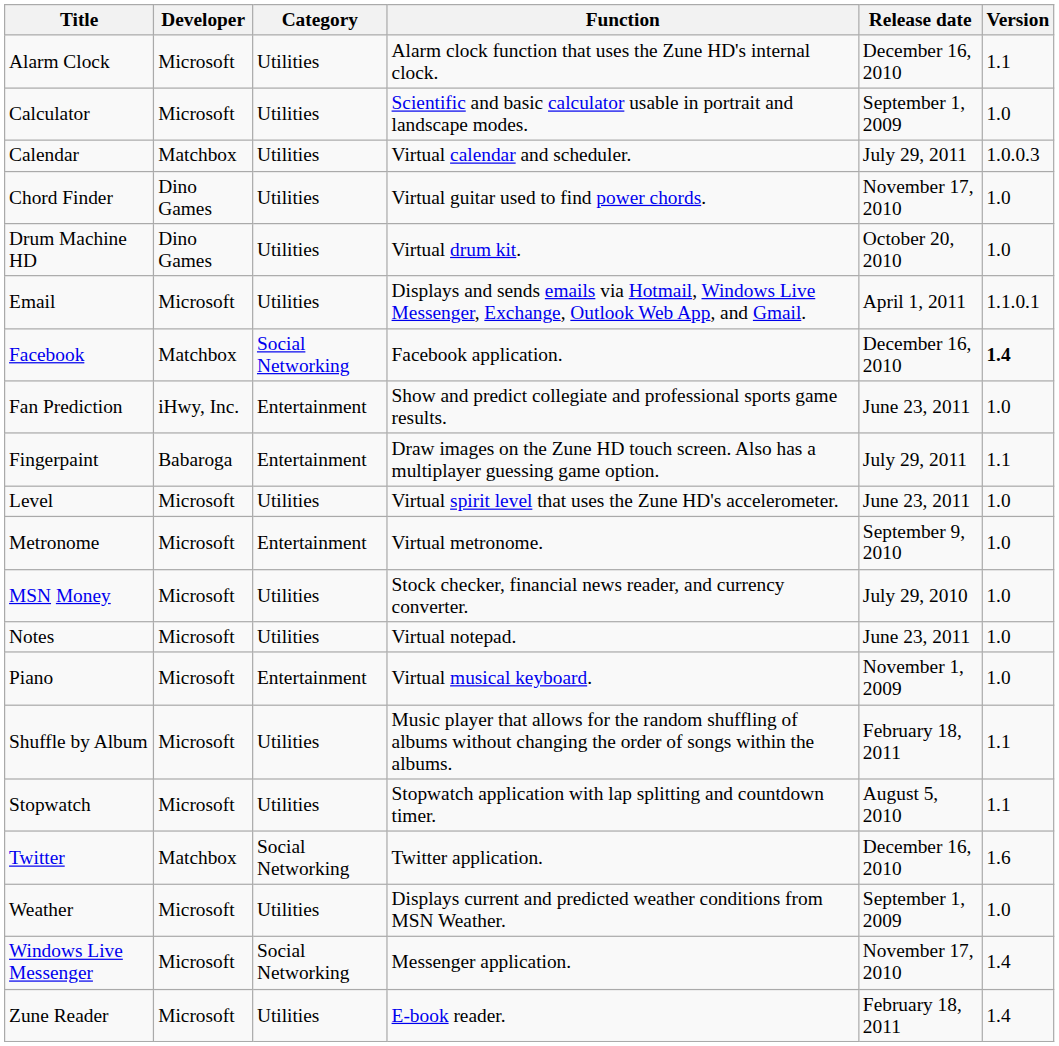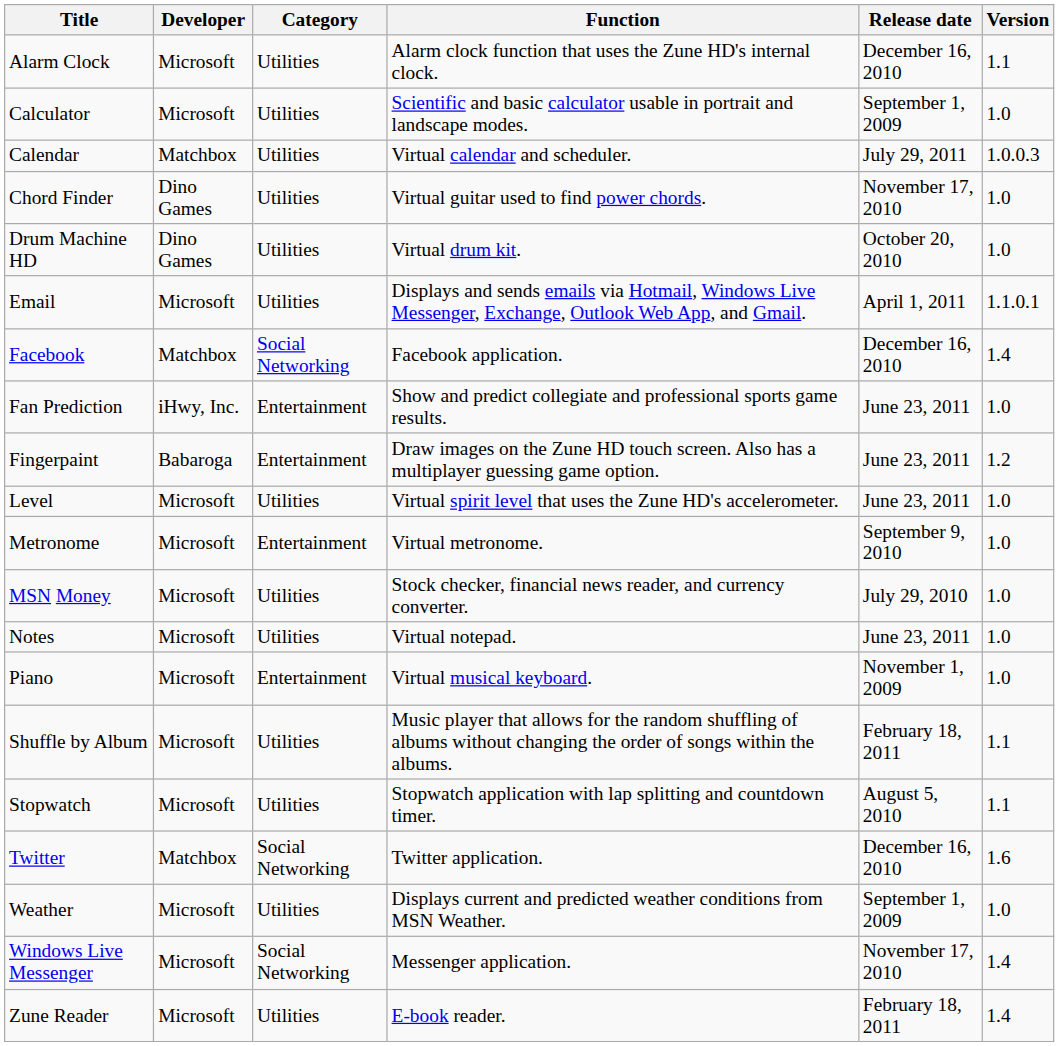(998, 354) bold -> (998, 354) normal
(915, 459) July 29, 2011 -> (917, 459) June 23, 2011
(998, 459) 1.1 -> (998, 459) 1.2
